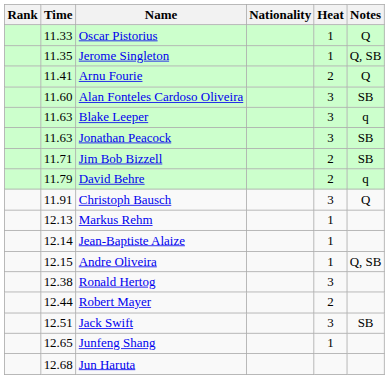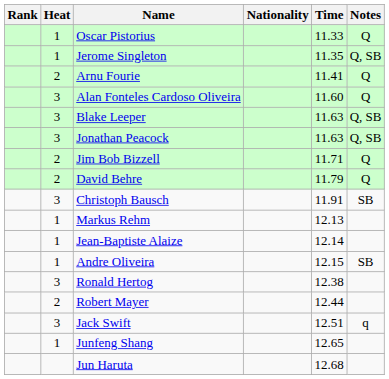columns swapped: (330, 14) <-> (58, 14)
(366, 96) SB -> (366, 96) Q
(366, 117) q -> (366, 117) Q, SB
(366, 138) SB -> (366, 138) Q, SB
(366, 158) SB -> (366, 158) Q
(366, 179) q -> (366, 179) Q
(366, 199) Q -> (366, 199) SB
(366, 261) Q, SB -> (366, 261) SB
(366, 323) SB -> (366, 323) q
